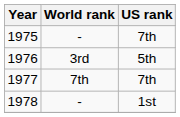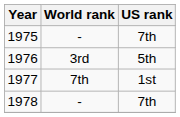(147, 79) 7th -> (147, 79) 1st
(147, 101) 1st -> (147, 101) 7th
